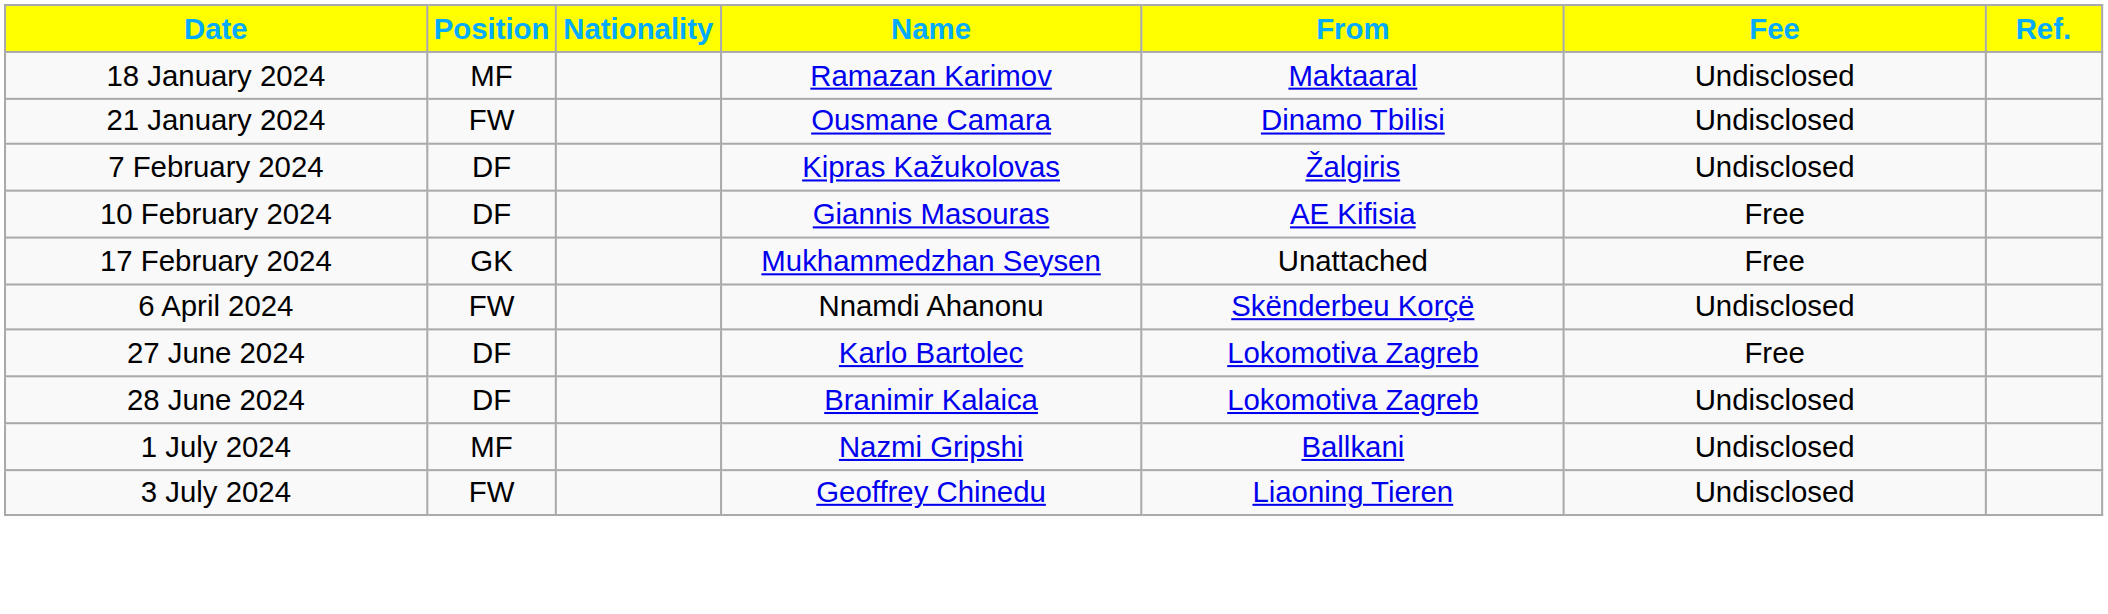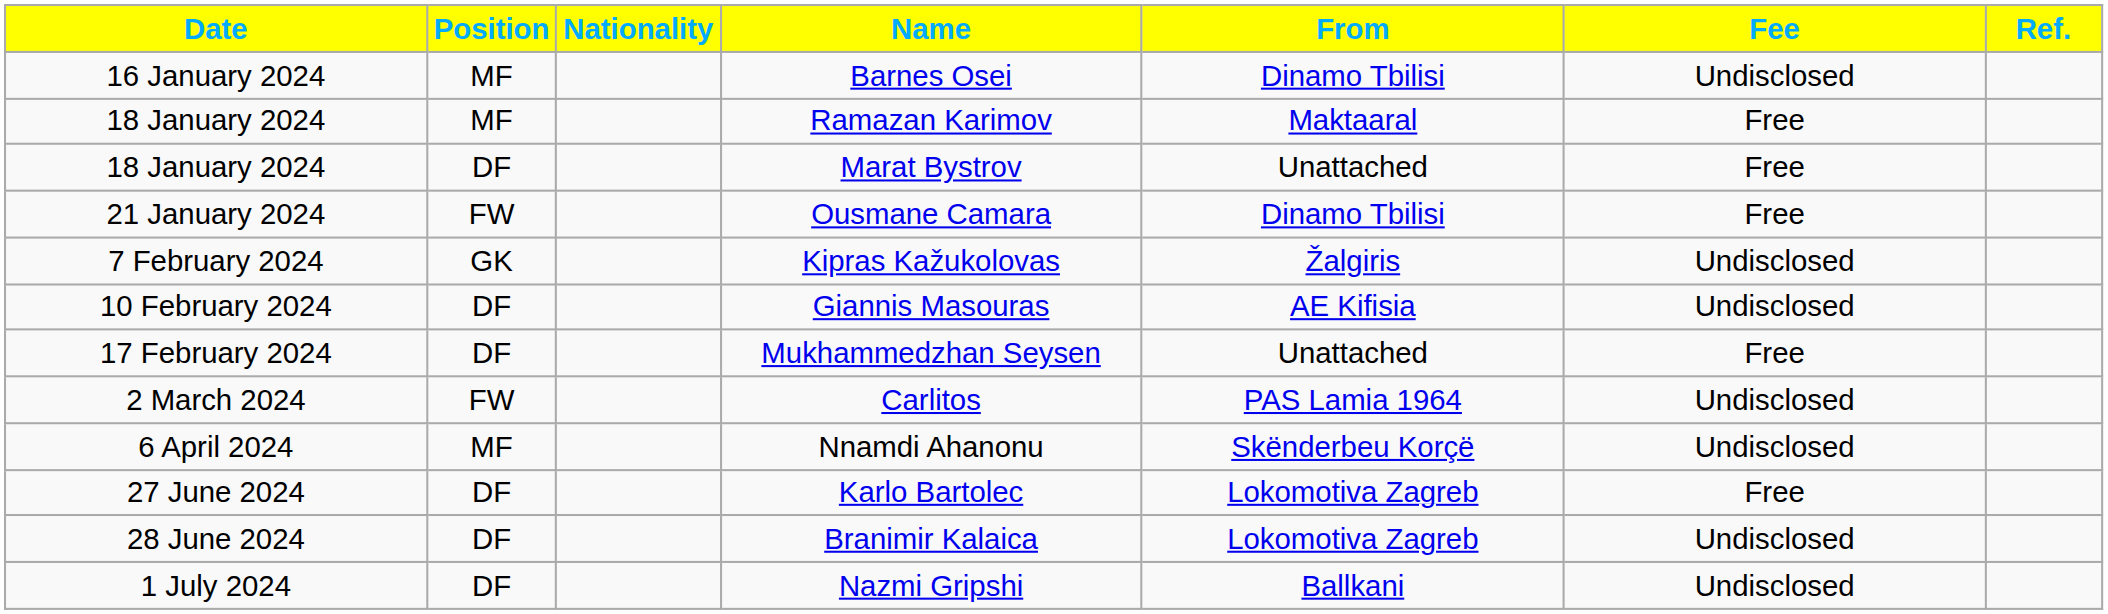+ row: (931, 75)
(1775, 75) Undisclosed -> (1775, 121) Free
+ row: (931, 168)
(1775, 121) Undisclosed -> (1775, 214) Free
(492, 168) DF -> (492, 261) GK
(1775, 214) Free -> (1775, 307) Undisclosed
(492, 261) GK -> (492, 353) DF
+ row: (931, 400)
(492, 307) FW -> (492, 446) MF
(492, 446) MF -> (492, 586) DF
- row: (931, 493)
